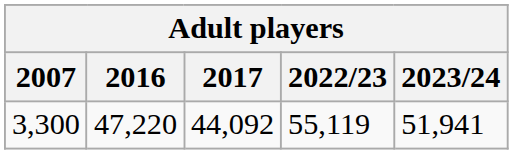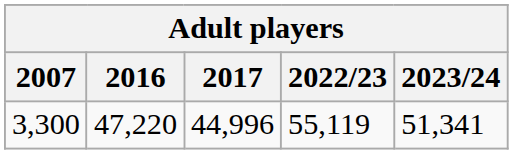(233, 124) 44,092 -> (233, 124) 44,996
(443, 124) 51,941 -> (443, 124) 51,341
